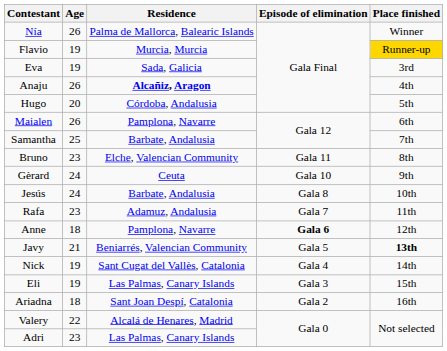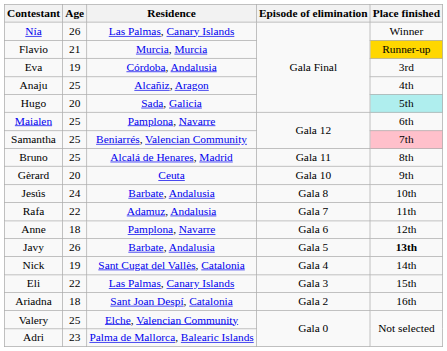(172, 31) Palma de Mallorca, Balearic Islands -> (172, 31) Las Palmas, Canary Islands
(75, 49) 19 -> (75, 49) 21
(172, 67) Sada, Galicia -> (172, 67) Córdoba, Andalusia
(75, 85) 26 -> (75, 85) 25
(172, 85) bold -> (172, 85) normal
(172, 103) Córdoba, Andalusia -> (172, 103) Sada, Galicia
(406, 103) no background -> (406, 103) paleturquoise background
(75, 121) 26 -> (75, 121) 25
(172, 139) Barbate, Andalusia -> (172, 139) Beniarrés, Valencian Community
(406, 139) no background -> (406, 139) pink background
(75, 157) 23 -> (75, 157) 25
(172, 157) Elche, Valencian Community -> (172, 157) Alcalá de Henares, Madrid
(75, 175) 24 -> (75, 175) 20
(75, 211) 23 -> (75, 211) 22
(313, 229) bold -> (313, 229) normal
(75, 247) 21 -> (75, 247) 26
(172, 247) Beniarrés, Valencian Community -> (172, 247) Barbate, Andalusia
(75, 283) 19 -> (75, 283) 22
(75, 319) 22 -> (75, 319) 25
(172, 319) Alcalá de Henares, Madrid -> (172, 319) Elche, Valencian Community
(172, 337) Las Palmas, Canary Islands -> (172, 337) Palma de Mallorca, Balearic Islands
